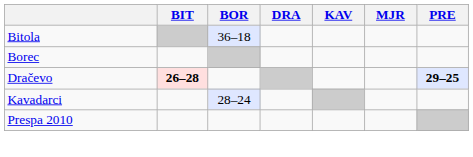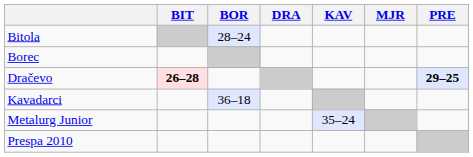(234, 36) 36–18 -> (234, 36) 28–24
(234, 99) 28–24 -> (234, 99) 36–18
+ row: (50, 120)
